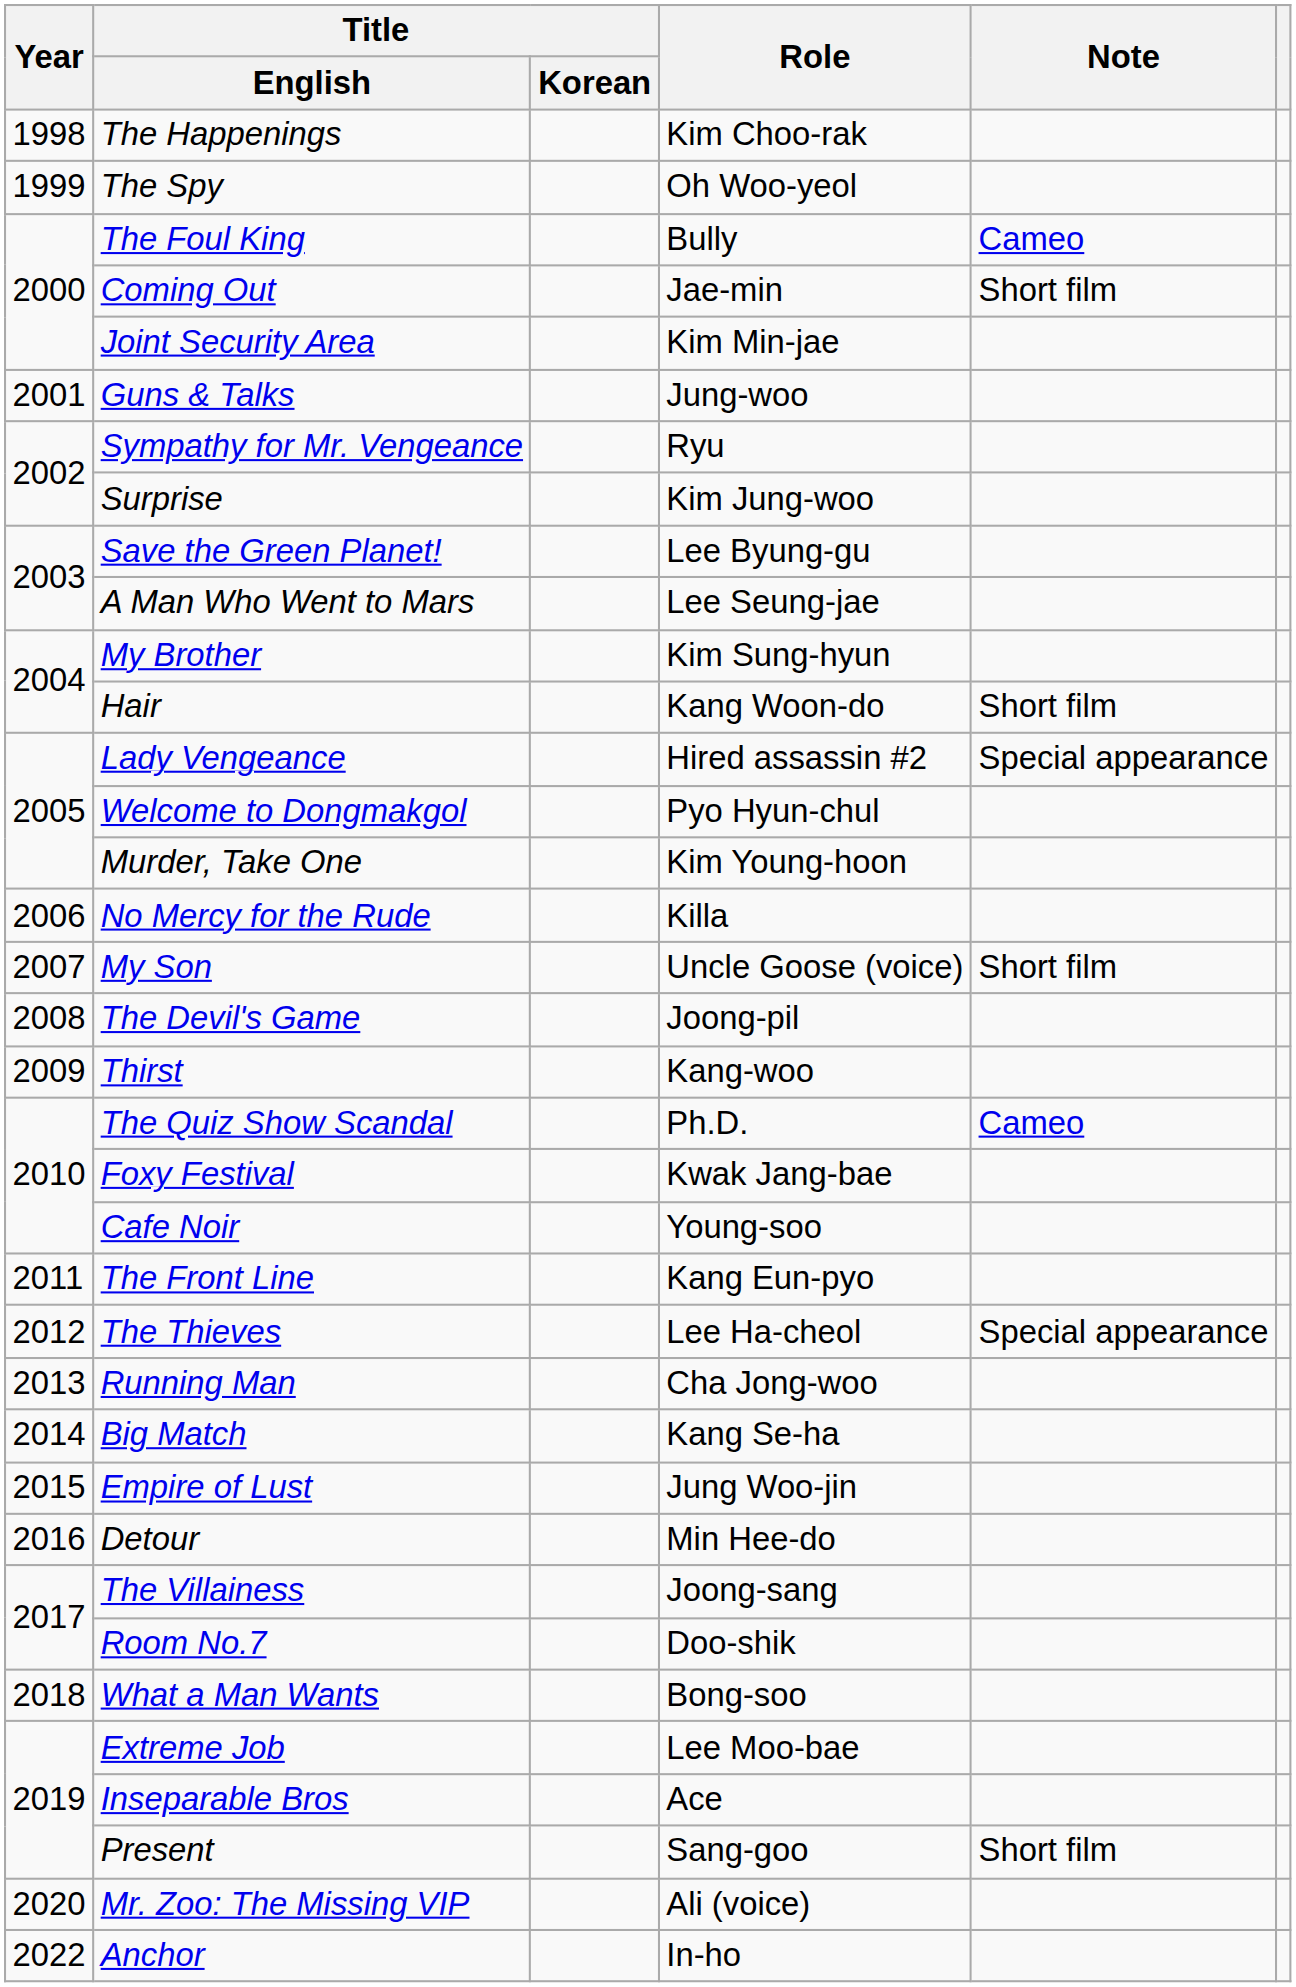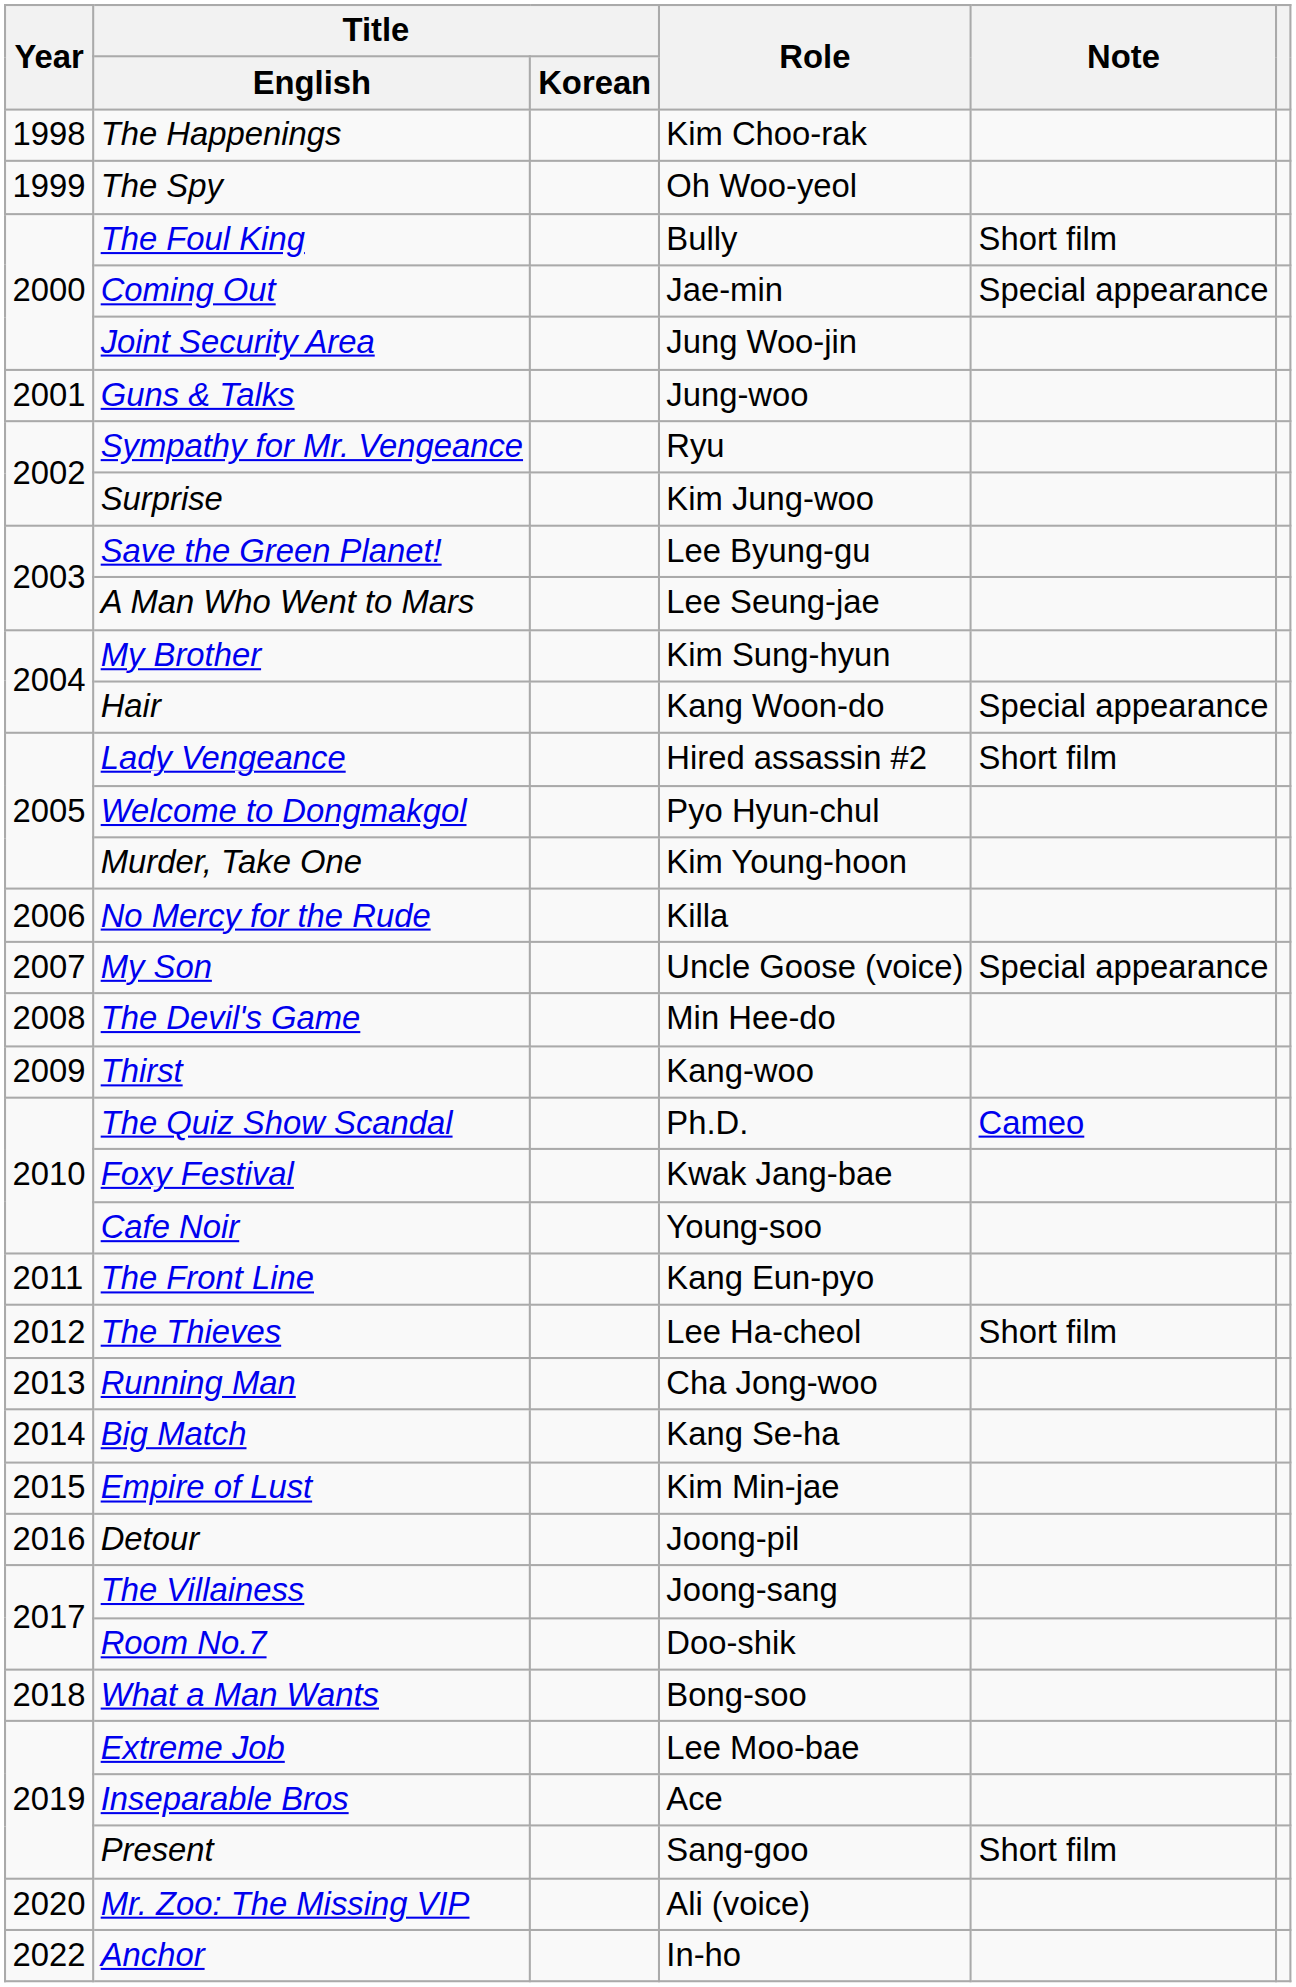(1031, 238) Cameo -> (1048, 238) Short film
(1048, 290) Short film -> (1124, 290) Special appearance
(753, 342) Kim Min-jae -> (762, 342) Jung Woo-jin
(1048, 706) Short film -> (1124, 706) Special appearance
(1124, 758) Special appearance -> (1048, 758) Short film
(1048, 966) Short film -> (1124, 966) Special appearance
(733, 1018) Joong-pil -> (751, 1018) Min Hee-do
(1124, 1330) Special appearance -> (1048, 1330) Short film
(762, 1487) Jung Woo-jin -> (753, 1487) Kim Min-jae
(751, 1539) Min Hee-do -> (733, 1539) Joong-pil
